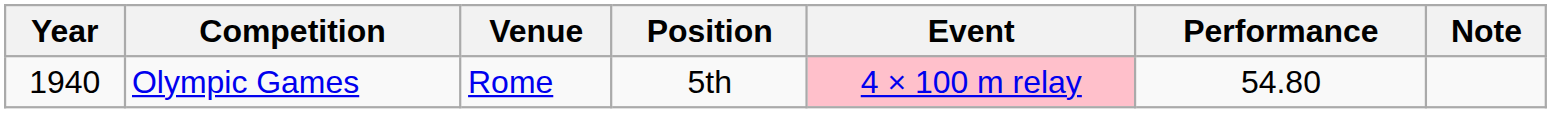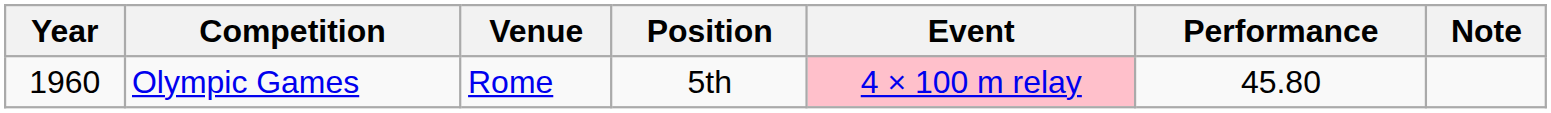(65, 81) 1940 -> (65, 81) 1960
(1281, 81) 54.80 -> (1281, 81) 45.80
